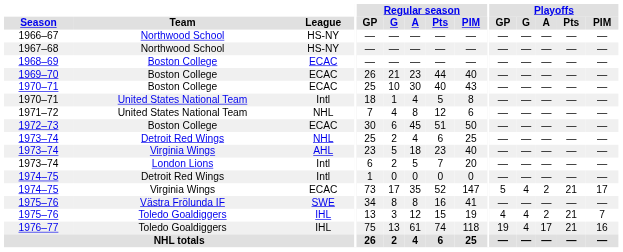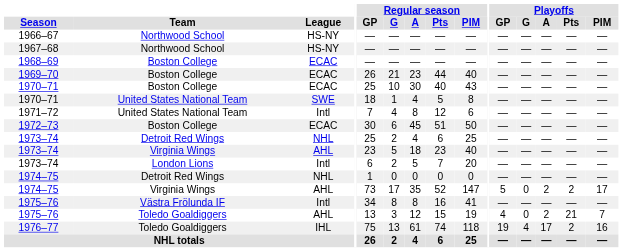(323, 100) Intl -> (323, 100) SWE
(323, 112) NHL -> (323, 112) Intl
(323, 176) Intl -> (323, 176) NHL
(323, 189) ECAC -> (323, 189) AHL
(526, 189) 4 -> (526, 189) 0
(571, 189) 21 -> (571, 189) 2
(323, 202) SWE -> (323, 202) Intl
(323, 215) IHL -> (323, 215) AHL
(526, 215) 4 -> (526, 215) 0
(571, 228) 21 -> (571, 228) 2
